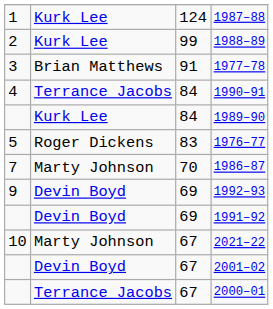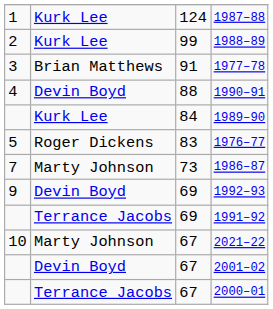(103, 92) Terrance Jacobs -> (80, 92) Devin Boyd
(189, 92) 84 -> (189, 92) 88
(189, 167) 70 -> (189, 167) 73
(80, 217) Devin Boyd -> (103, 217) Terrance Jacobs
